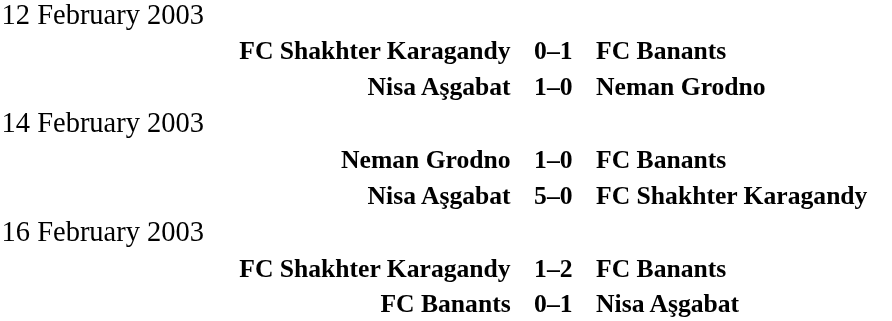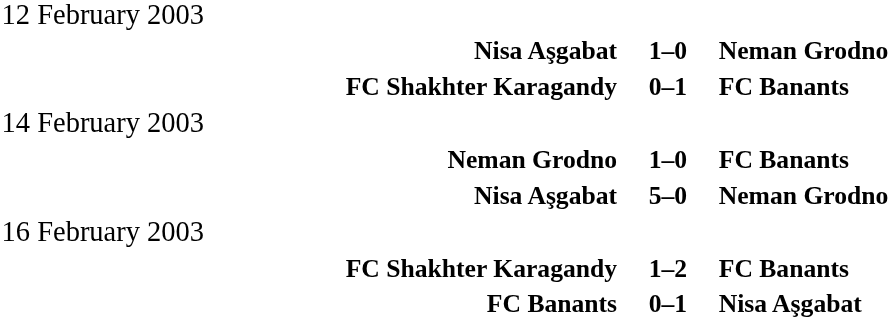rows swapped: (439, 86) <-> (375, 51)
(732, 195) FC Shakhter Karagandy -> (804, 195) Neman Grodno
